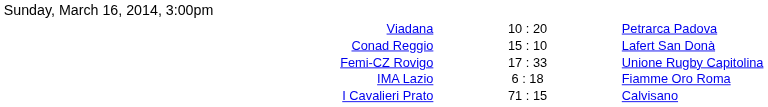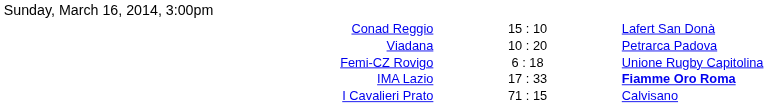rows swapped: (392, 45) <-> (410, 28)
(528, 62) 17 : 33 -> (528, 62) 6 : 18
(528, 79) 6 : 18 -> (528, 79) 17 : 33
(676, 79) normal -> (679, 79) bold
